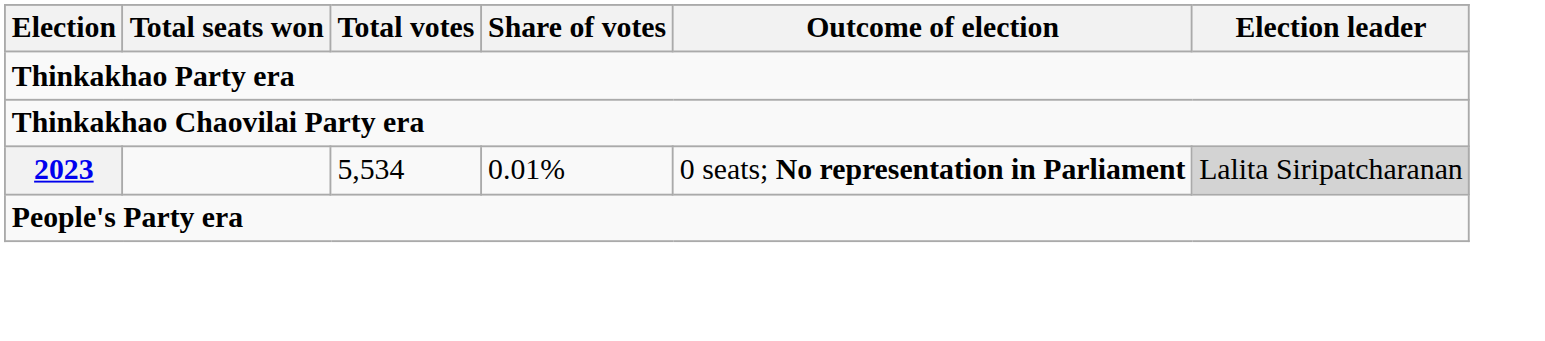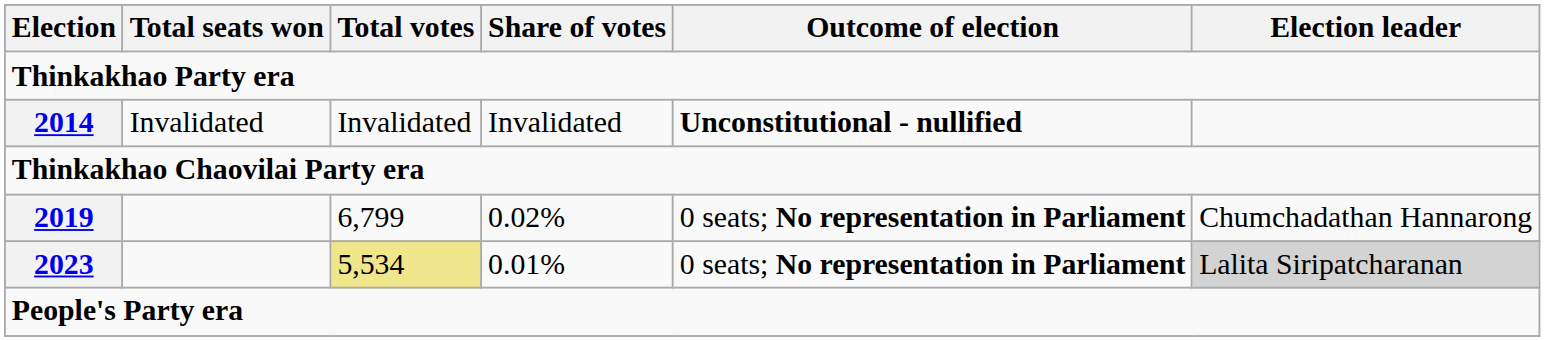+ row: (64, 122)
+ row: (64, 216)
(371, 169) no background -> (371, 264) khaki background
